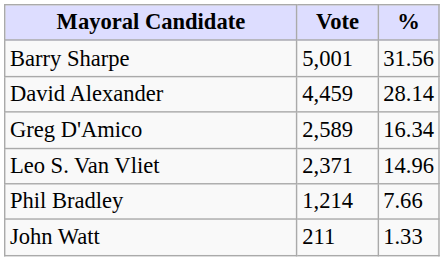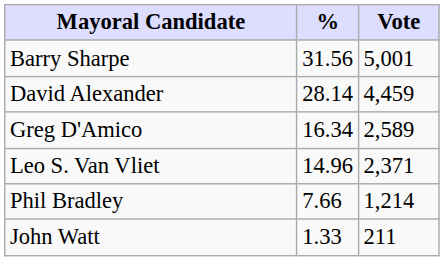columns swapped: (338, 22) <-> (409, 22)
